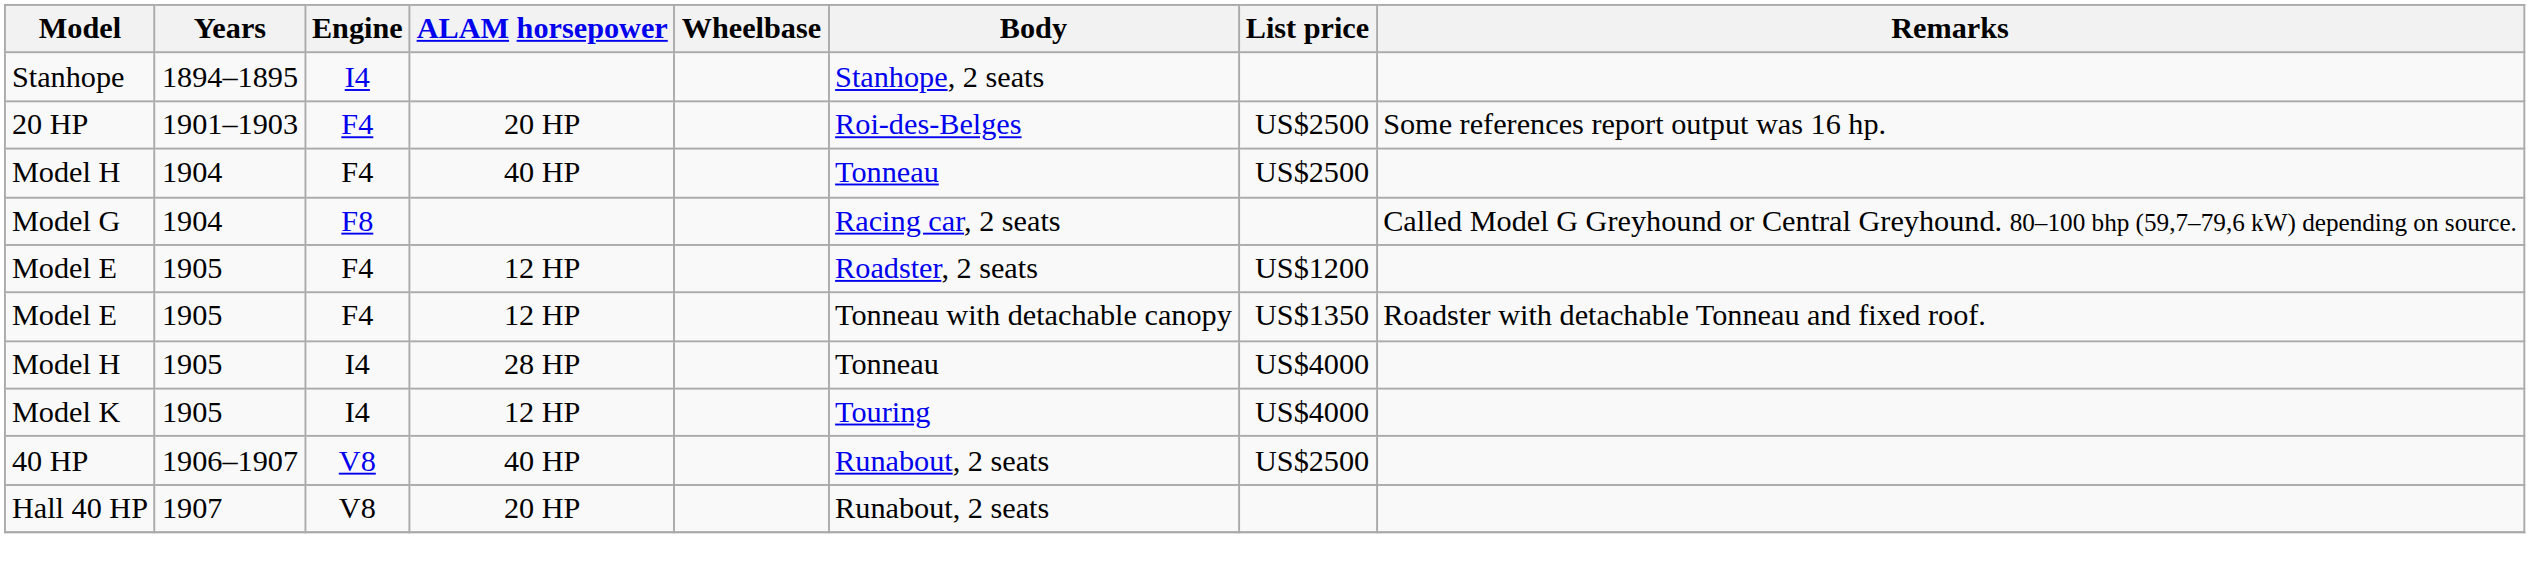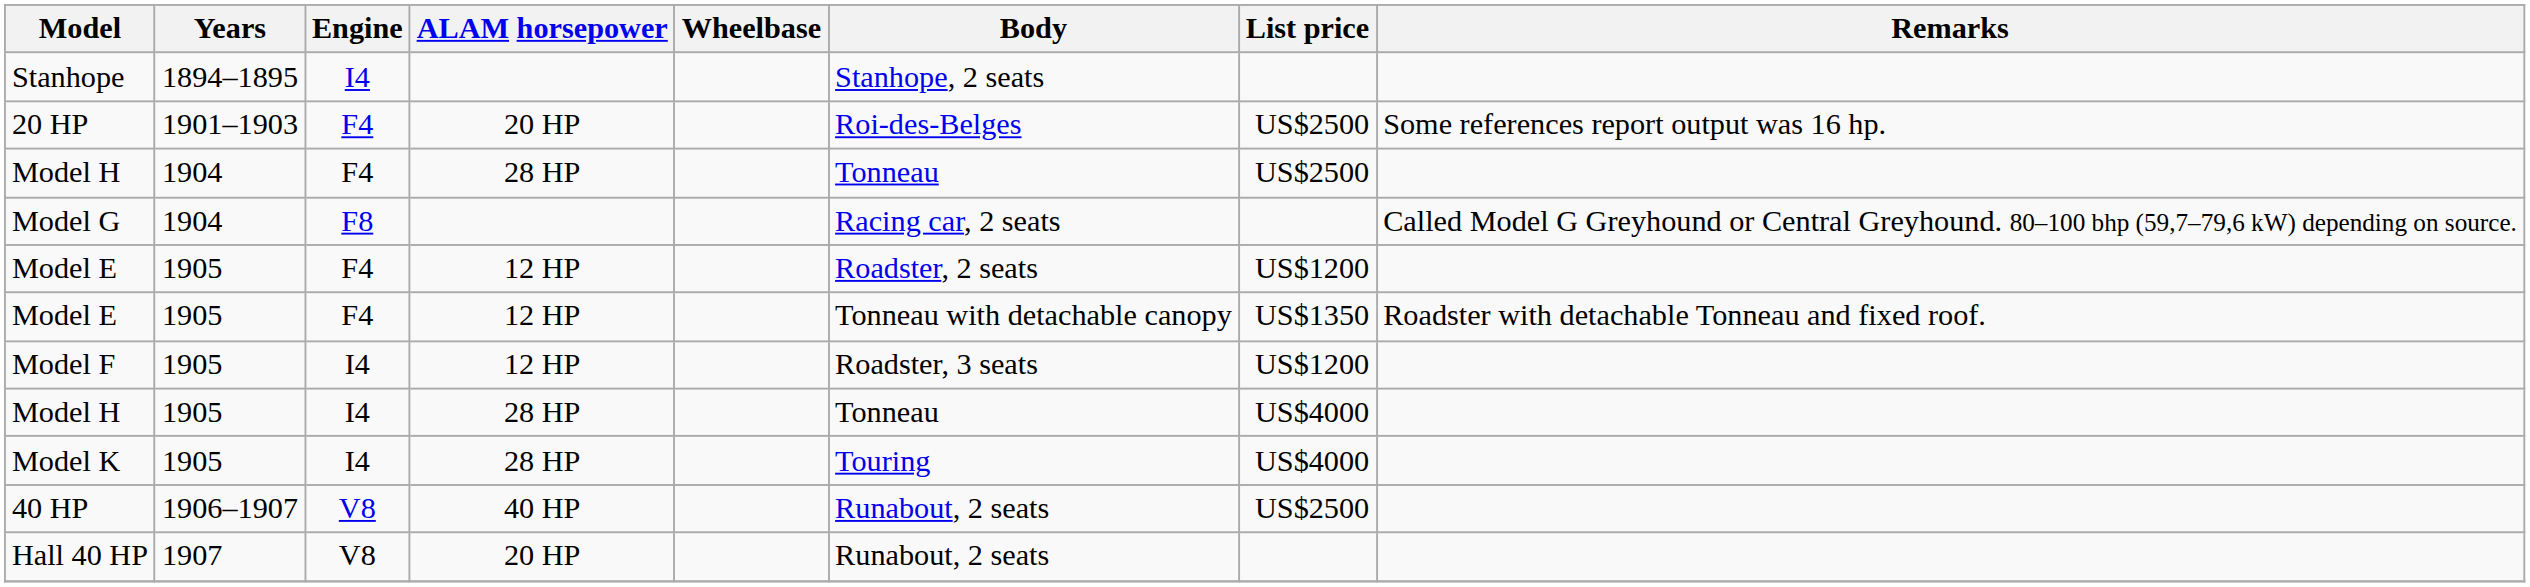(542, 172) 40 HP -> (542, 172) 28 HP
+ row: (64, 364)
(542, 412) 12 HP -> (542, 460) 28 HP
